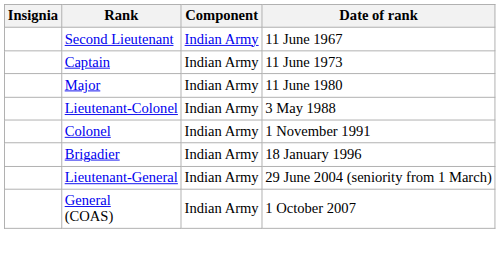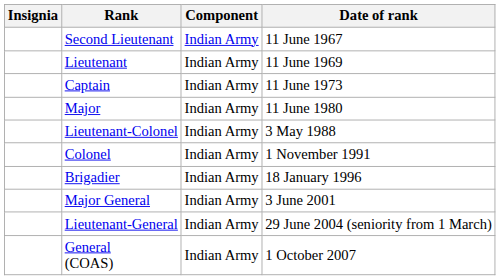+ row: (96, 62)
+ row: (107, 200)
